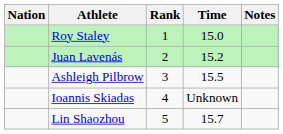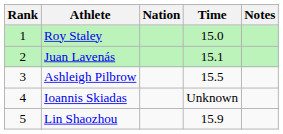columns swapped: (165, 14) <-> (26, 14)
(212, 56) 15.2 -> (212, 56) 15.1
(212, 118) 15.7 -> (212, 118) 15.9
